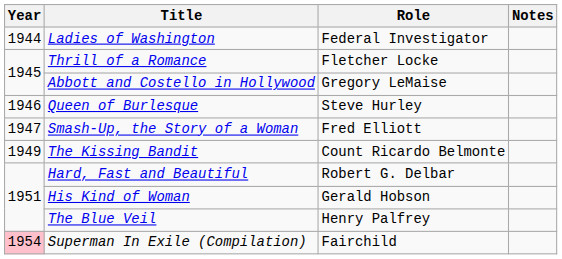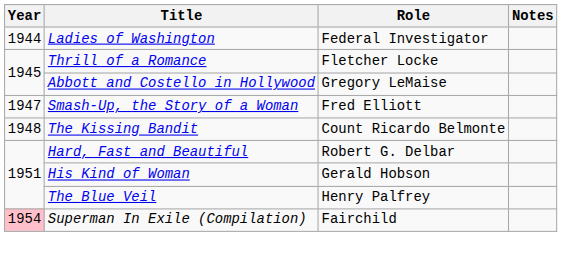- row: (123, 107)
(25, 152) 1949 -> (25, 129) 1948
